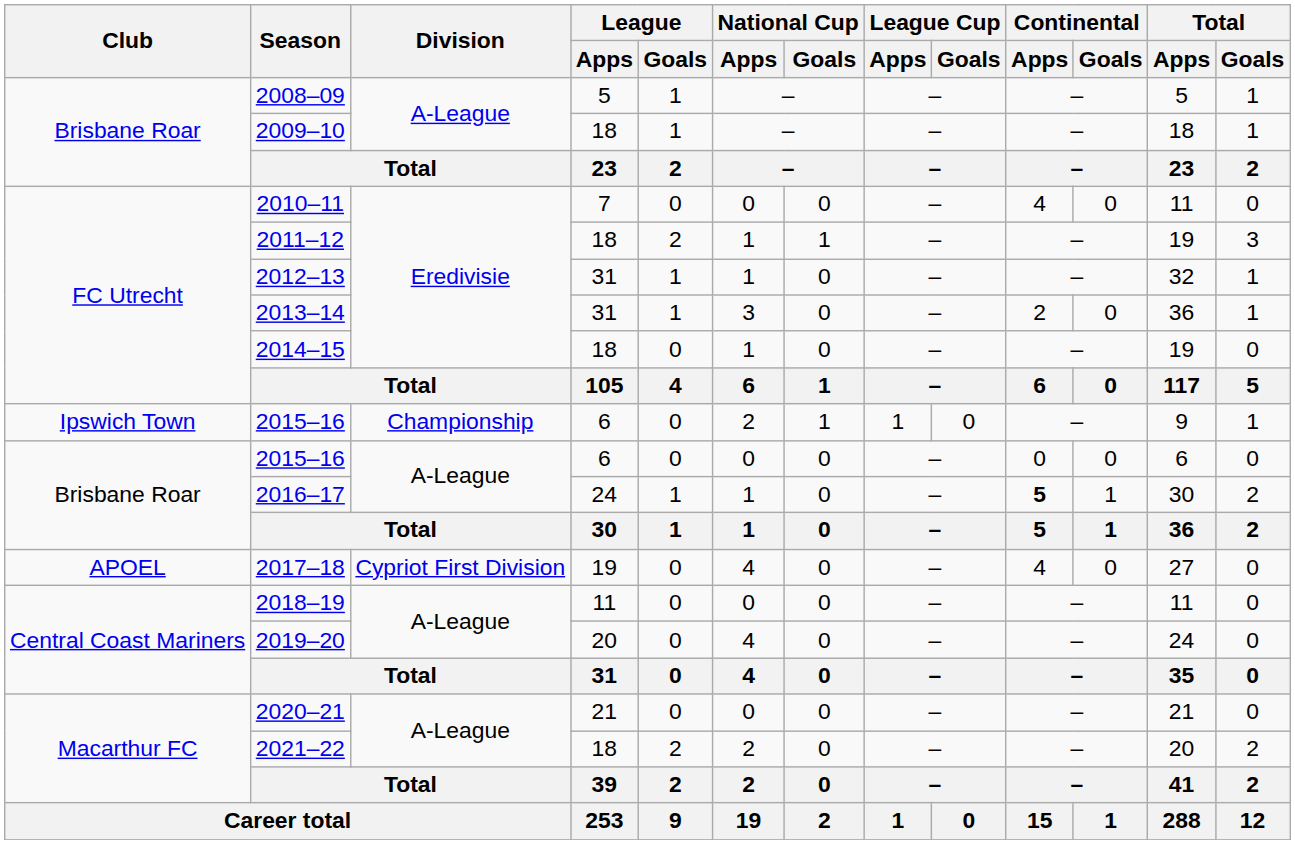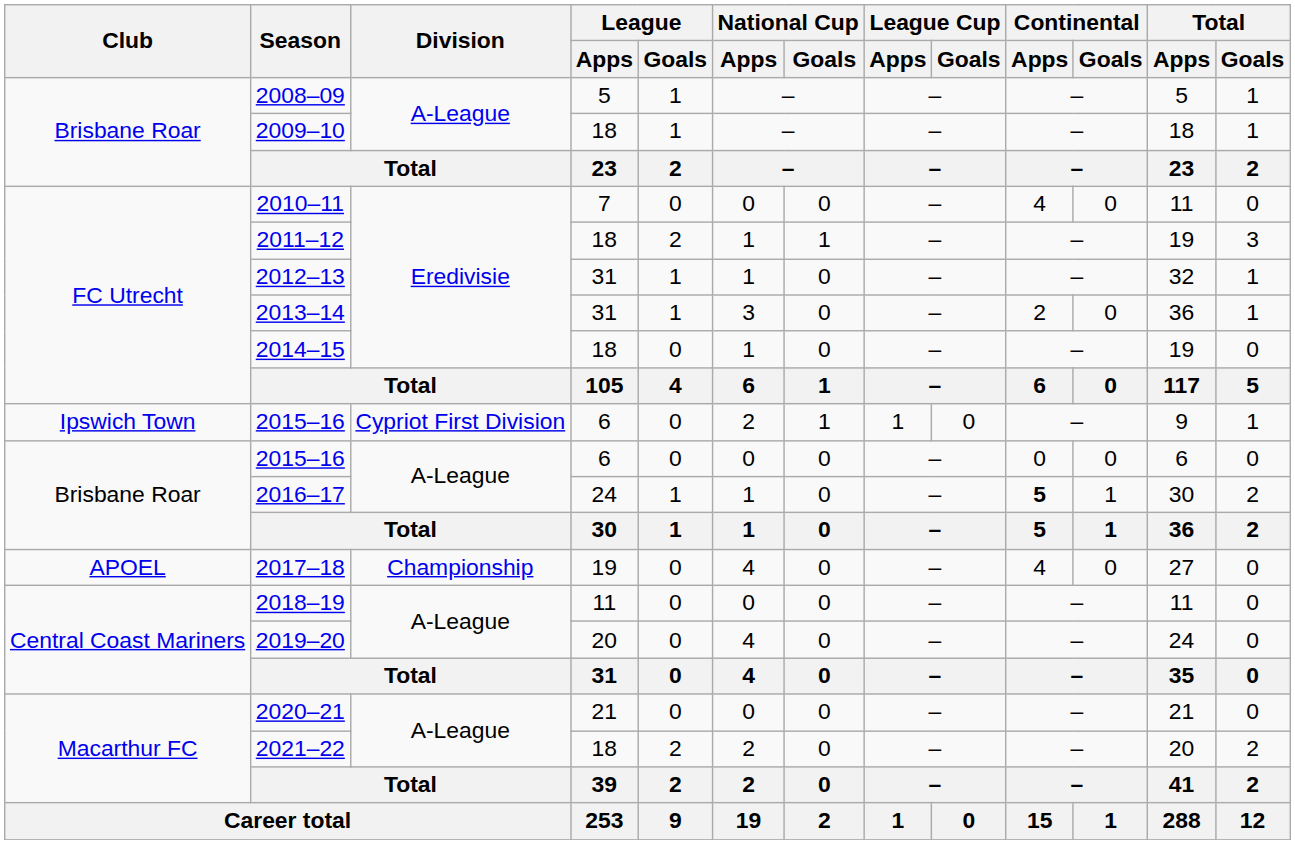(460, 421) Championship -> (460, 421) Cypriot First Division
(460, 566) Cypriot First Division -> (460, 566) Championship
